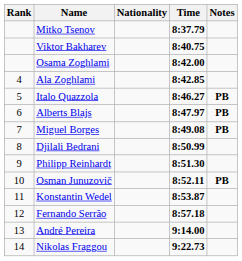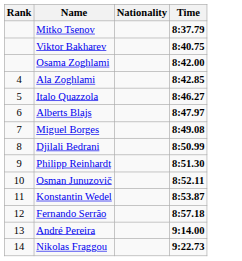- column: (222, 12)
